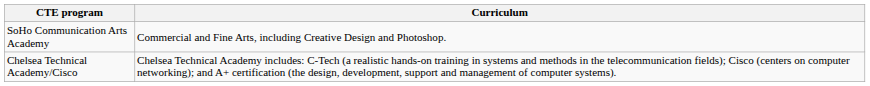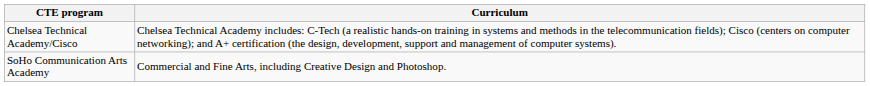rows swapped: (47, 66) <-> (67, 36)
